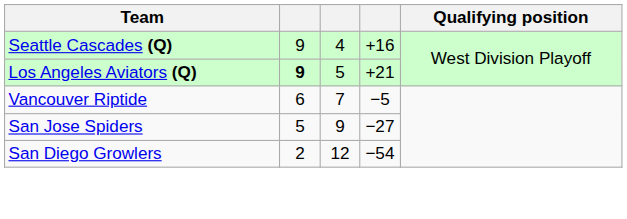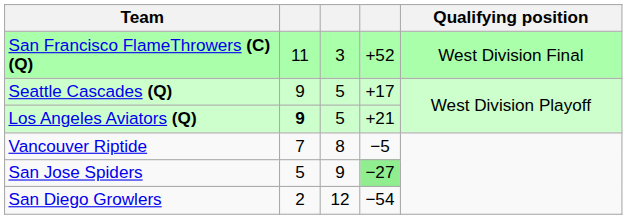+ row: (139, 54)
(340, 45) 4 -> (340, 91) 5
(380, 45) +16 -> (380, 91) +17
(300, 99) 6 -> (300, 145) 7
(340, 99) 7 -> (340, 145) 8
(380, 126) no background -> (380, 173) lightgreen background
